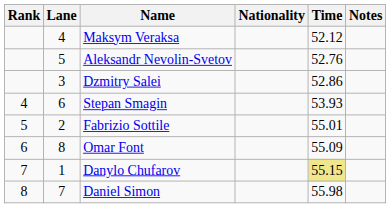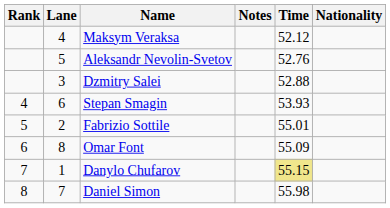columns swapped: (272, 15) <-> (366, 15)
(327, 81) 52.86 -> (294, 81) 52.88
